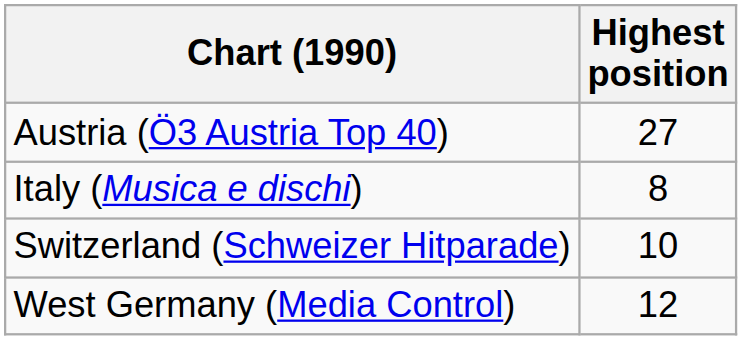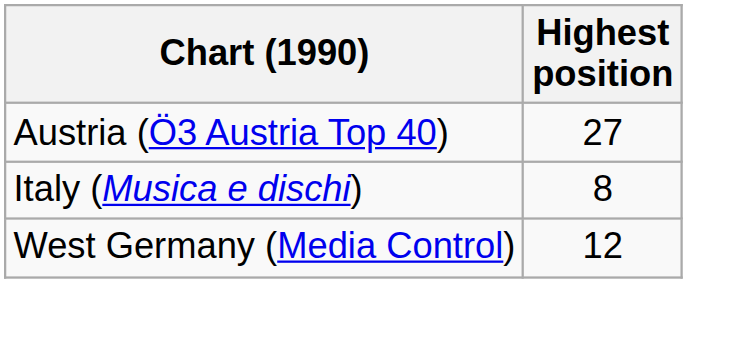- row: (292, 246)
